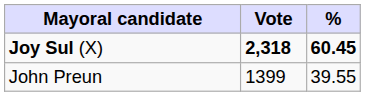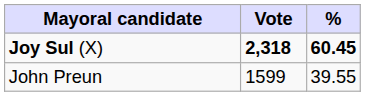(265, 76) 1399 -> (265, 76) 1599
